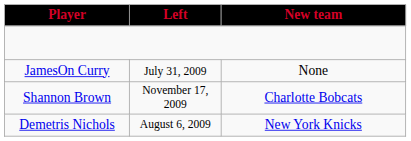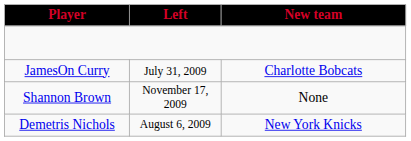(313, 70) None -> (313, 70) Charlotte Bobcats
(313, 97) Charlotte Bobcats -> (313, 97) None
